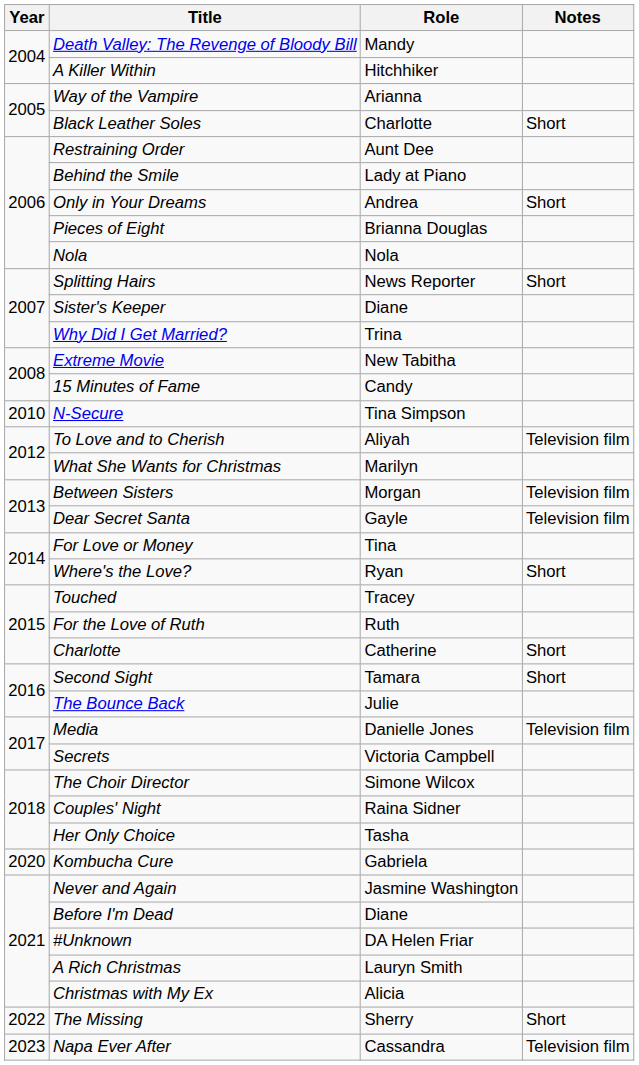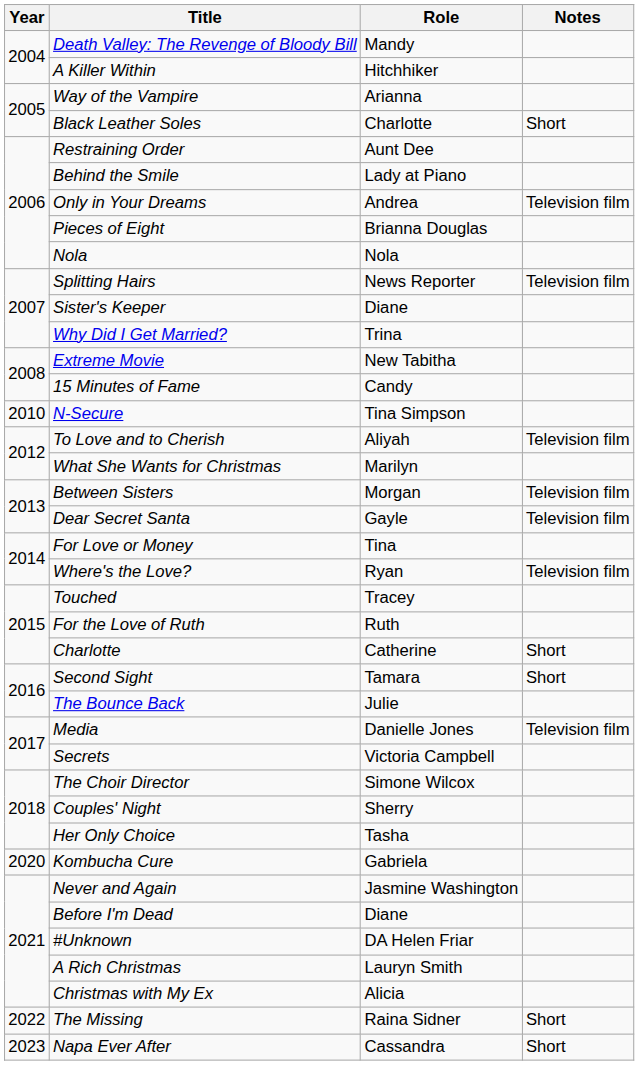(546, 202) Short -> (578, 202) Television film
(546, 281) Short -> (578, 281) Television film
(546, 571) Short -> (578, 571) Television film
(413, 809) Raina Sidner -> (389, 809) Sherry
(389, 1020) Sherry -> (413, 1020) Raina Sidner
(578, 1046) Television film -> (546, 1046) Short
